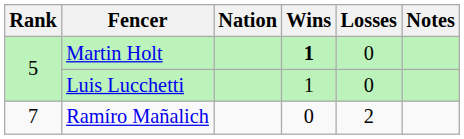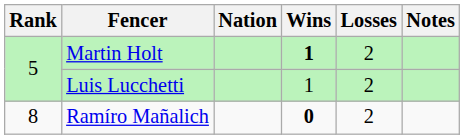(369, 52) 0 -> (369, 52) 2
(369, 85) 0 -> (369, 85) 2
(33, 117) 7 -> (33, 117) 8
(309, 117) normal -> (309, 117) bold
